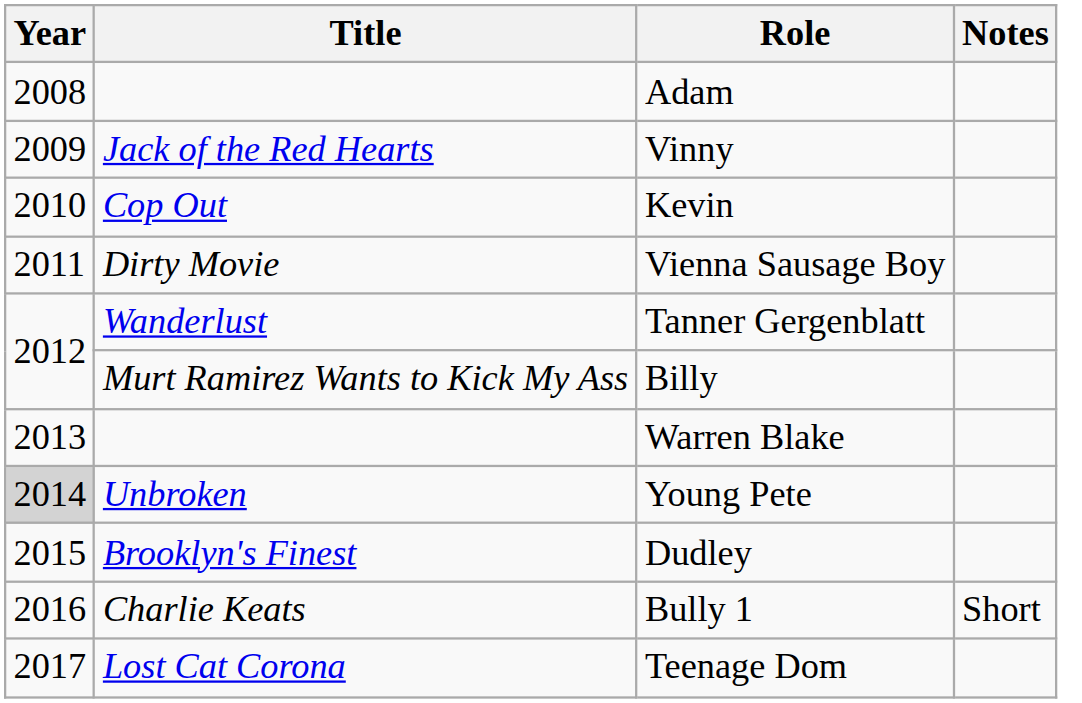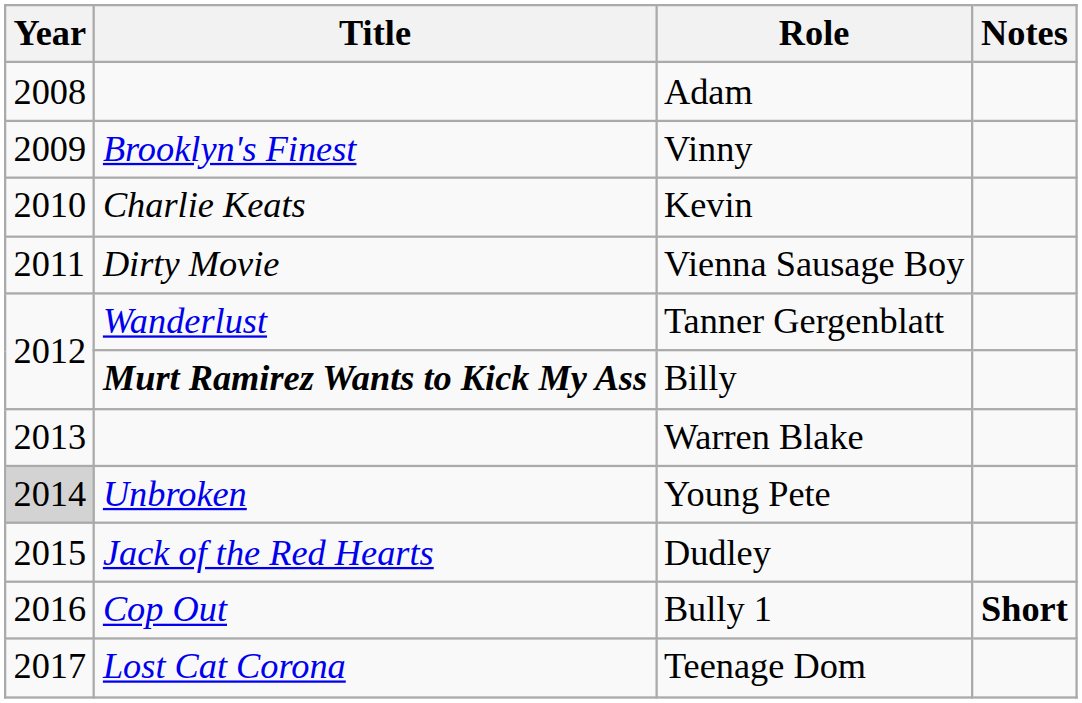(268, 148) Jack of the Red Hearts -> (230, 148) Brooklyn's Finest
(165, 206) Cop Out -> (204, 206) Charlie Keats
(366, 378) normal -> (375, 378) bold
(230, 551) Brooklyn's Finest -> (268, 551) Jack of the Red Hearts
(204, 609) Charlie Keats -> (165, 609) Cop Out
(1001, 609) normal -> (1024, 609) bold
